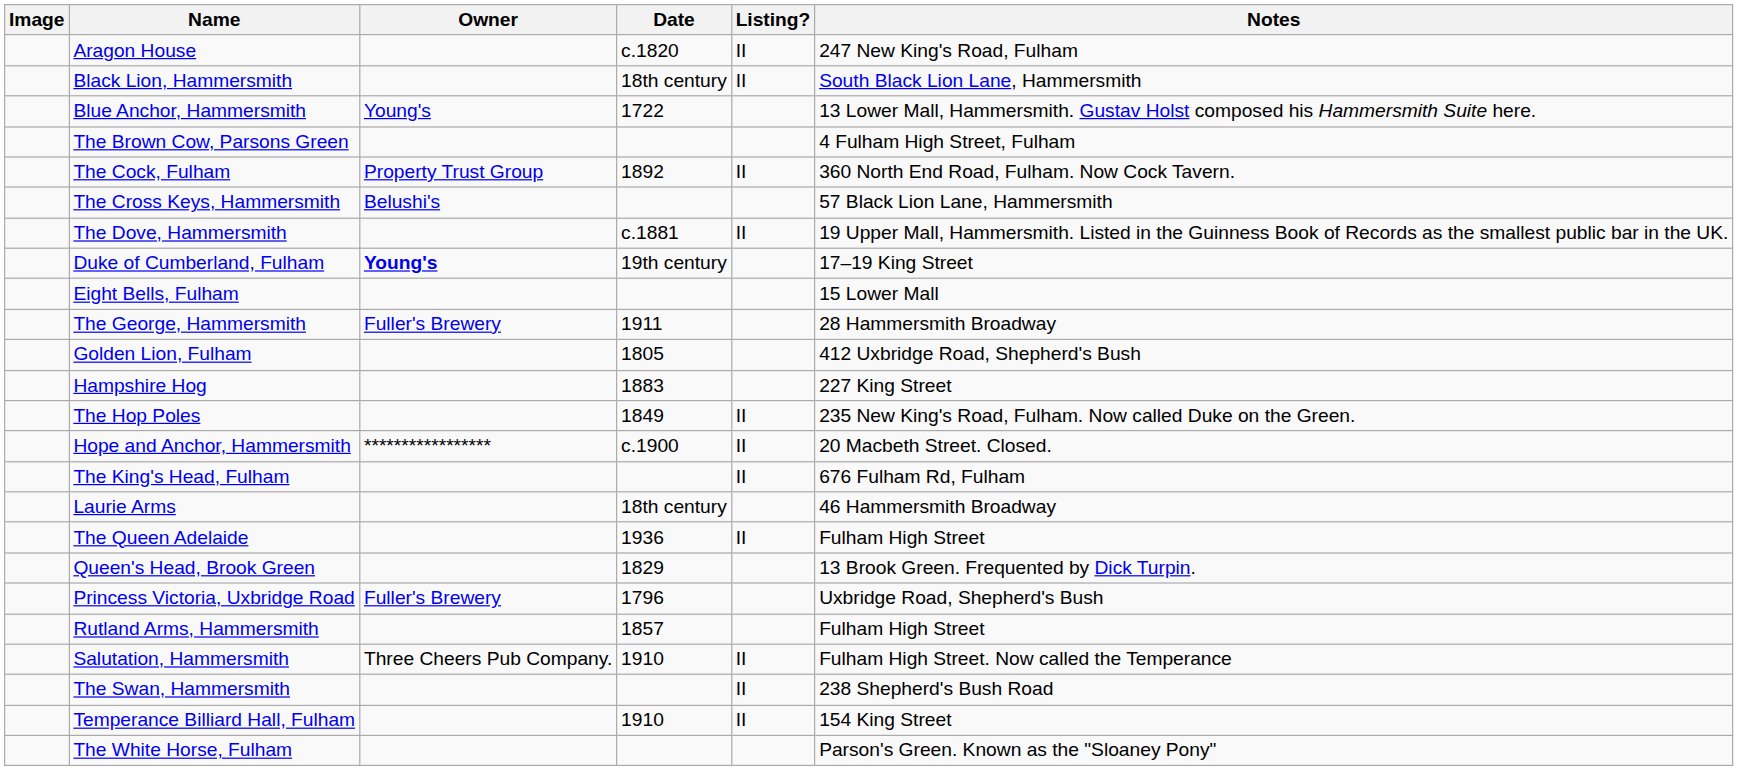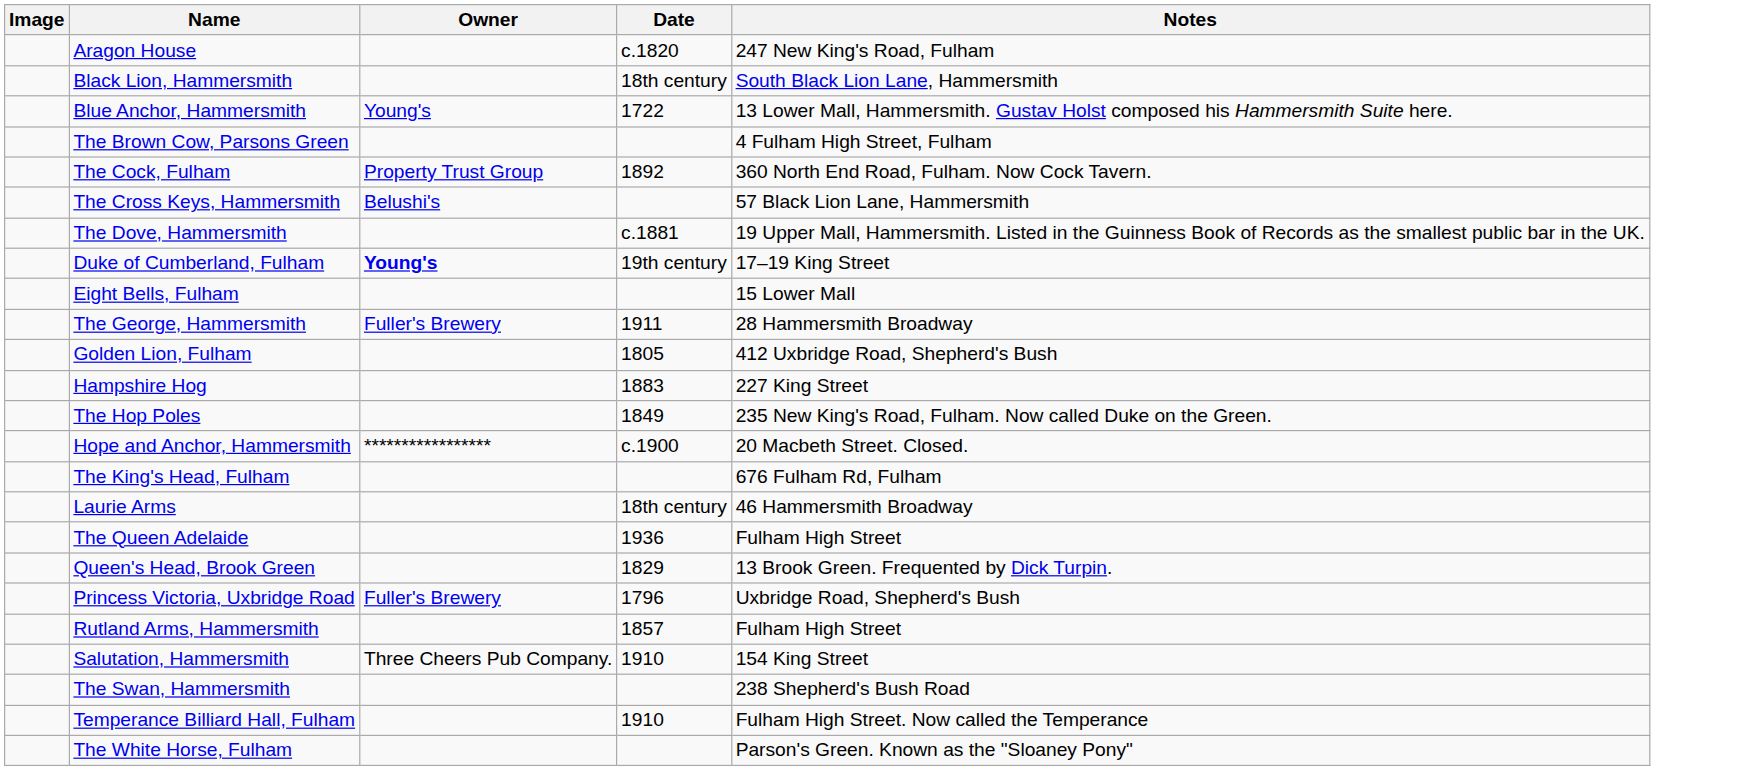- column: (773, 19)
(1025, 659) Fulham High Street. Now called the Temperance -> (802, 659) 154 King Street
(885, 720) 154 King Street -> (942, 720) Fulham High Street. Now called the Temperance
